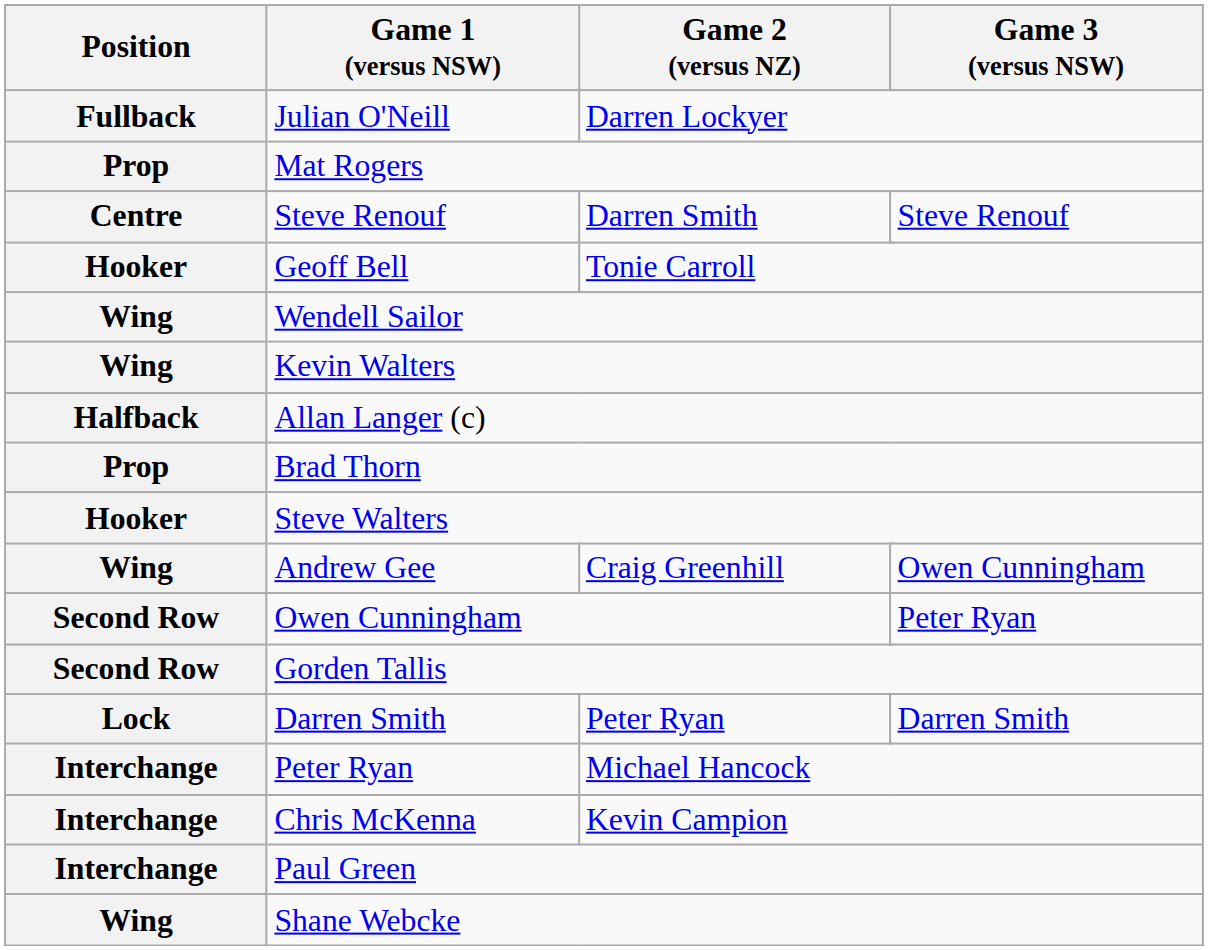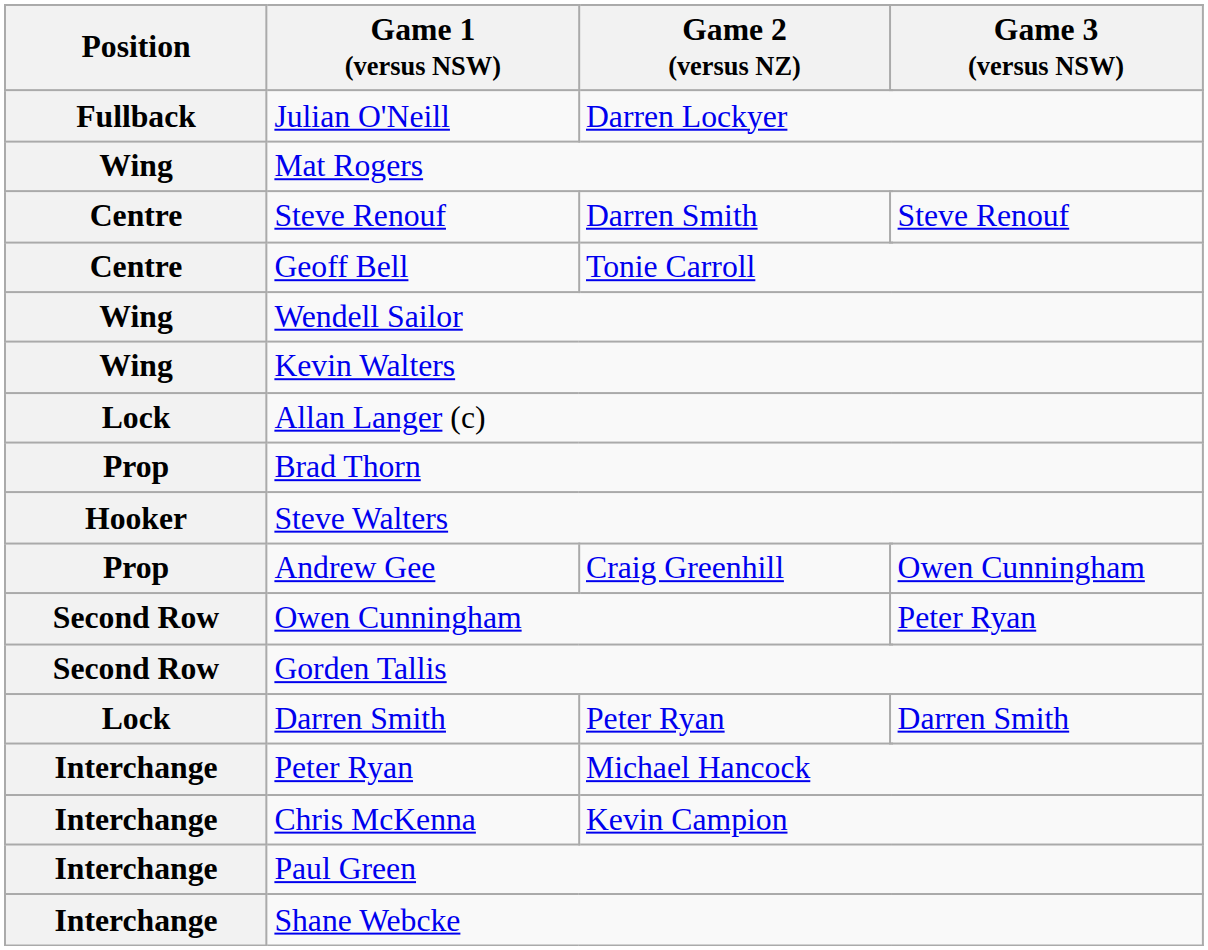(136, 165) Prop -> (136, 165) Wing
(136, 266) Hooker -> (136, 266) Centre
(136, 416) Halfback -> (136, 416) Lock
(136, 567) Wing -> (136, 567) Prop
(136, 919) Wing -> (136, 919) Interchange
